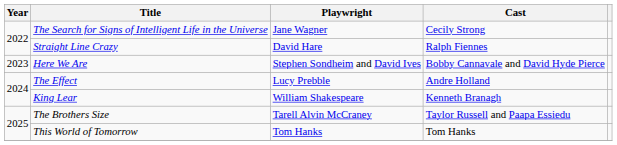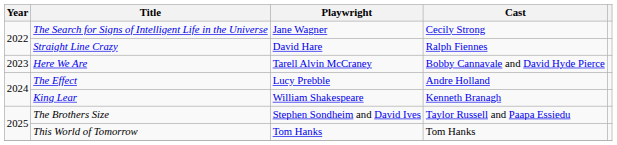(347, 64) Stephen Sondheim and David Ives -> (322, 64) Tarell Alvin McCraney
(322, 115) Tarell Alvin McCraney -> (347, 115) Stephen Sondheim and David Ives
